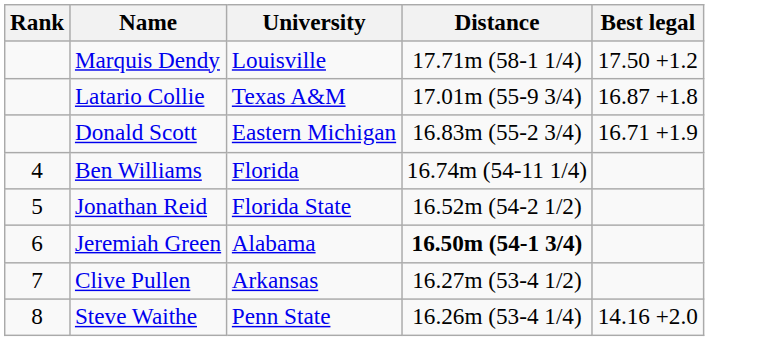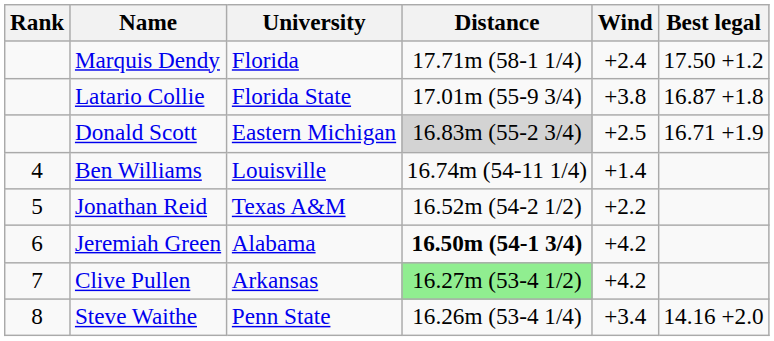+ column: (625, 22)
(279, 59) Louisville -> (265, 59) Florida
(289, 96) Texas A&M -> (291, 96) Florida State
(497, 133) no background -> (497, 133) lightgrey background
(265, 170) Florida -> (279, 170) Louisville
(291, 206) Florida State -> (289, 206) Texas A&M
(497, 280) no background -> (497, 280) lightgreen background
